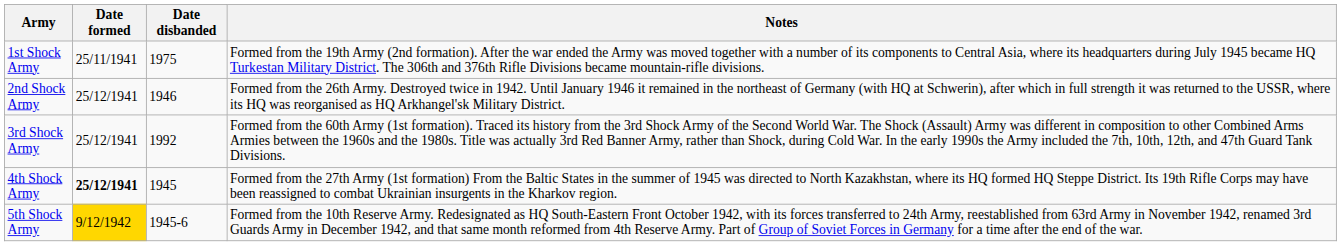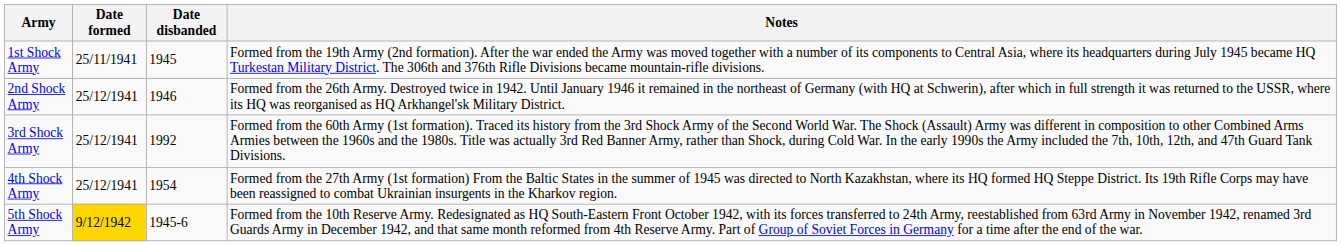(163, 59) 1975 -> (163, 59) 1945
(107, 185) bold -> (107, 185) normal
(163, 185) 1945 -> (163, 185) 1954
